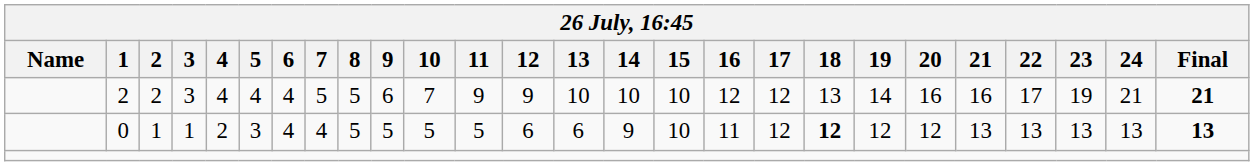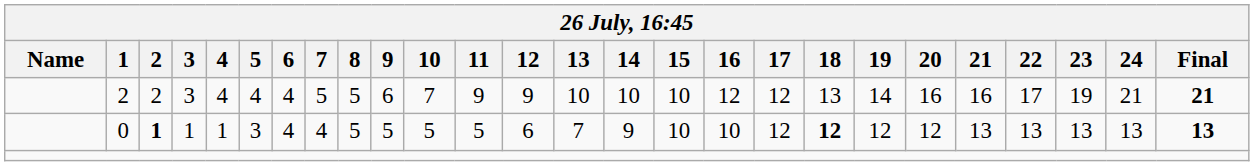(156, 131) normal -> (156, 131) bold
(222, 131) 2 -> (222, 131) 1
(578, 131) 6 -> (578, 131) 7
(729, 131) 11 -> (729, 131) 10
